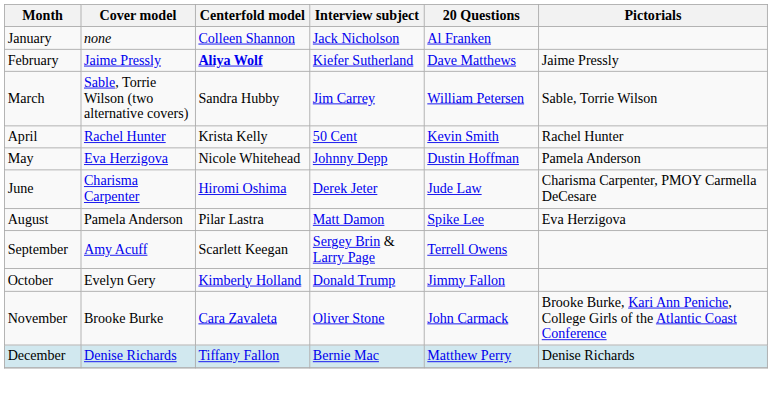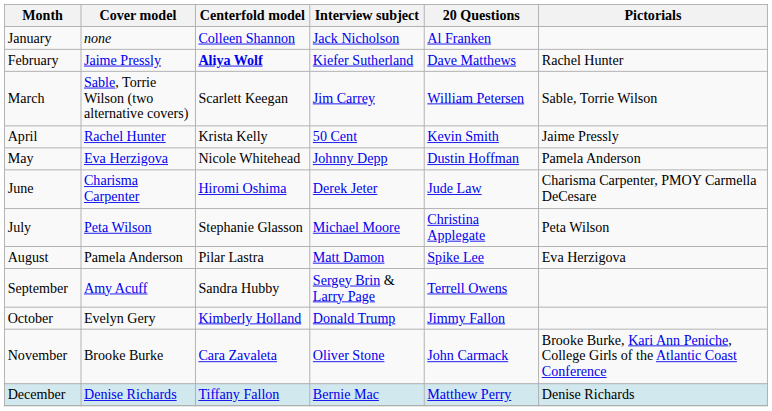(580, 60) Jaime Pressly -> (583, 60) Rachel Hunter
(239, 98) Sandra Hubby -> (243, 98) Scarlett Keegan
(583, 136) Rachel Hunter -> (580, 136) Jaime Pressly
+ row: (19, 227)
(243, 249) Scarlett Keegan -> (239, 287) Sandra Hubby
